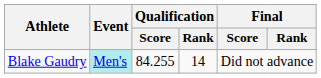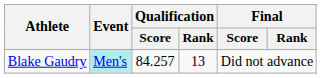(155, 61) 84.255 -> (155, 61) 84.257
(198, 61) 14 -> (198, 61) 13
